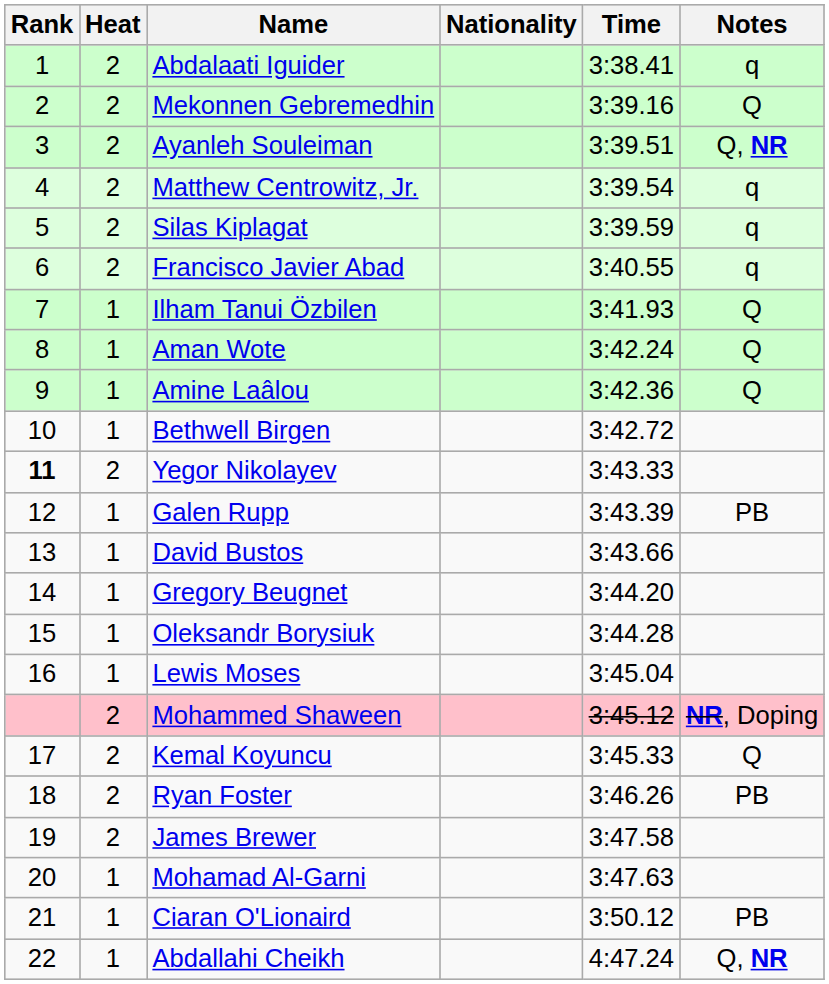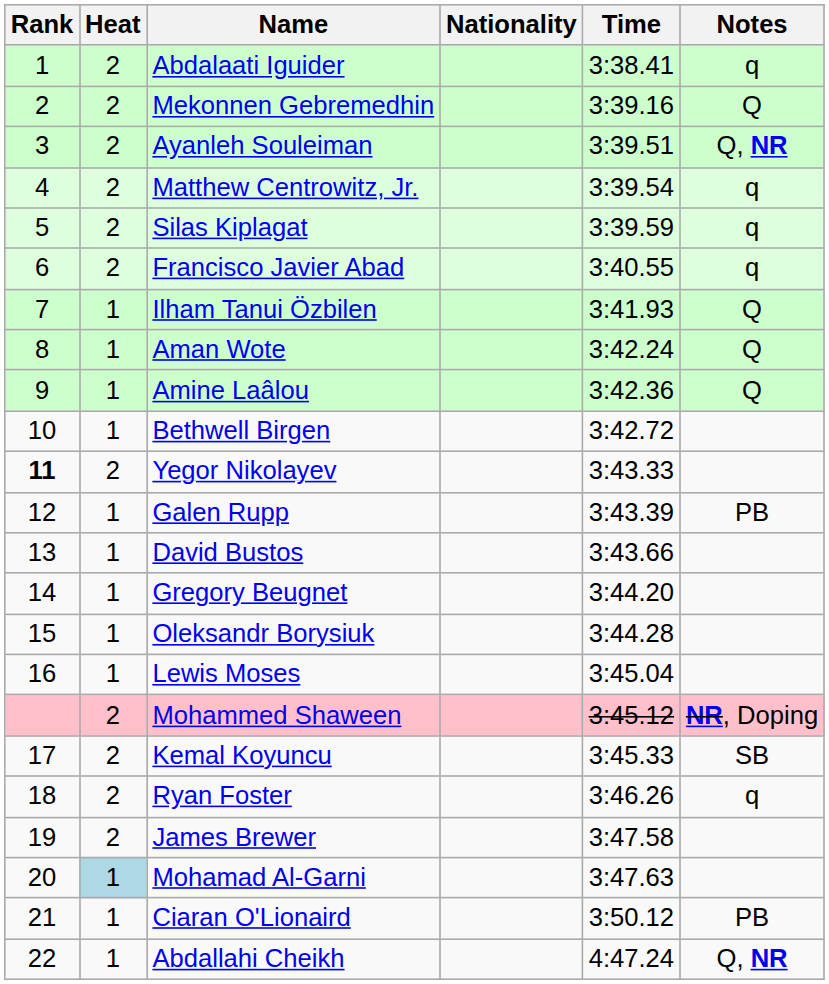(752, 755) Q -> (752, 755) SB
(752, 796) PB -> (752, 796) q
(113, 877) no background -> (113, 877) lightblue background
